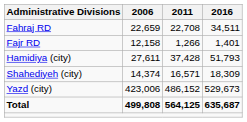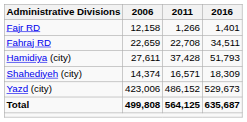rows swapped: (29, 27) <-> (23, 43)
